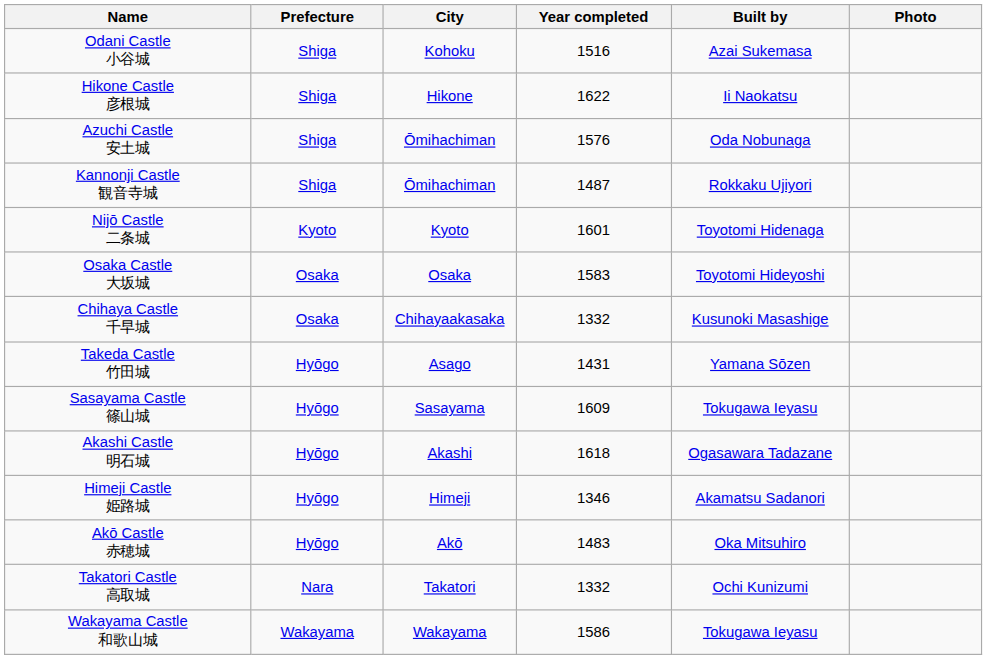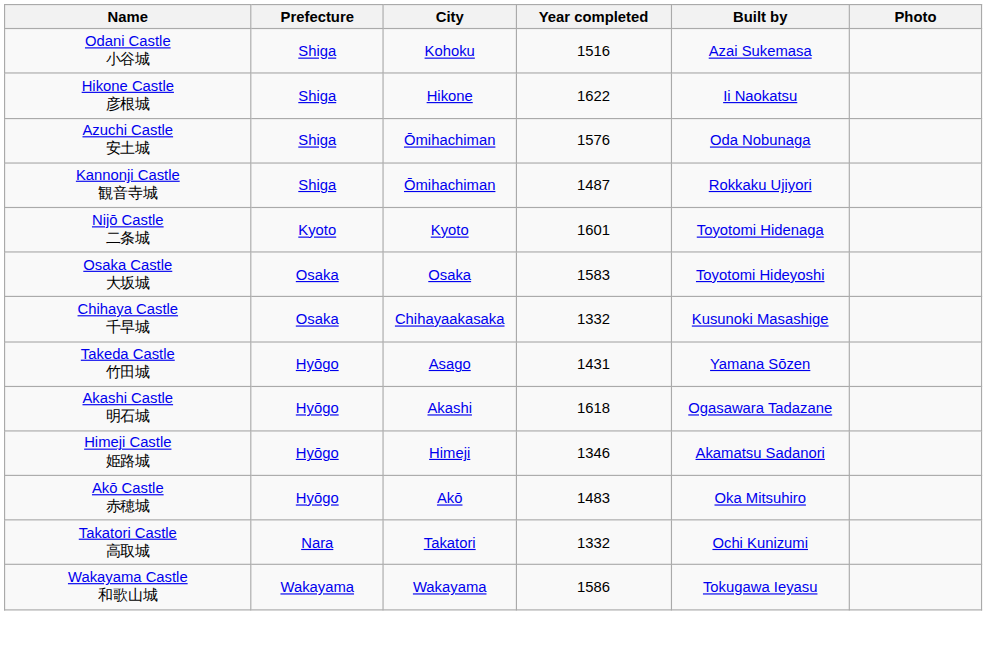- row: (128, 407)
